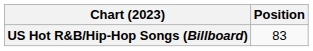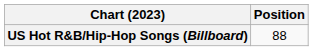(279, 35) 83 -> (279, 35) 88
